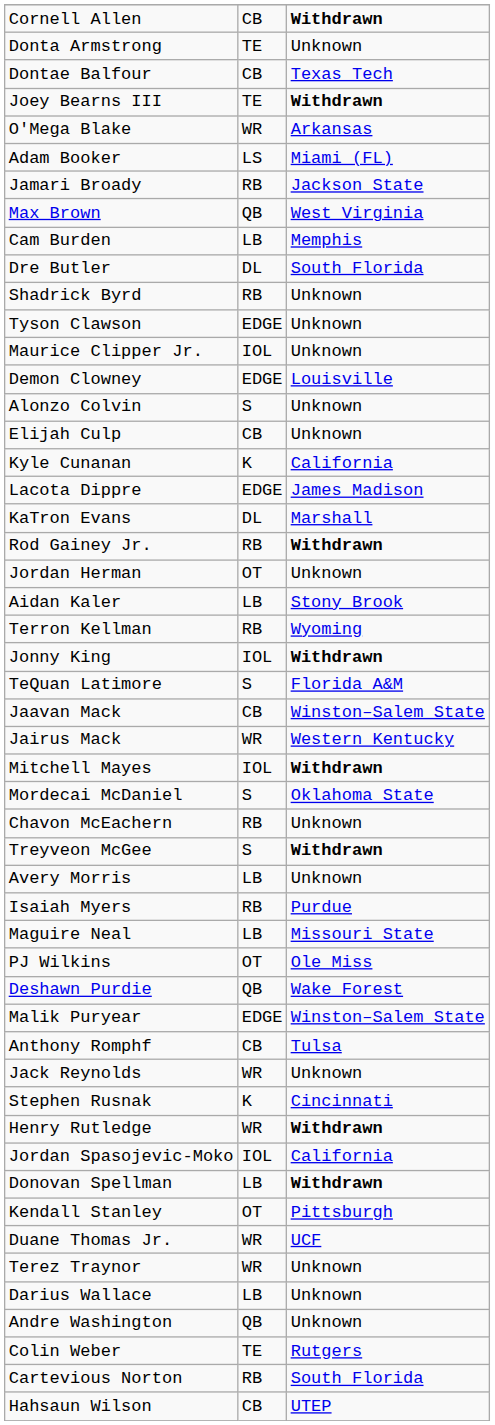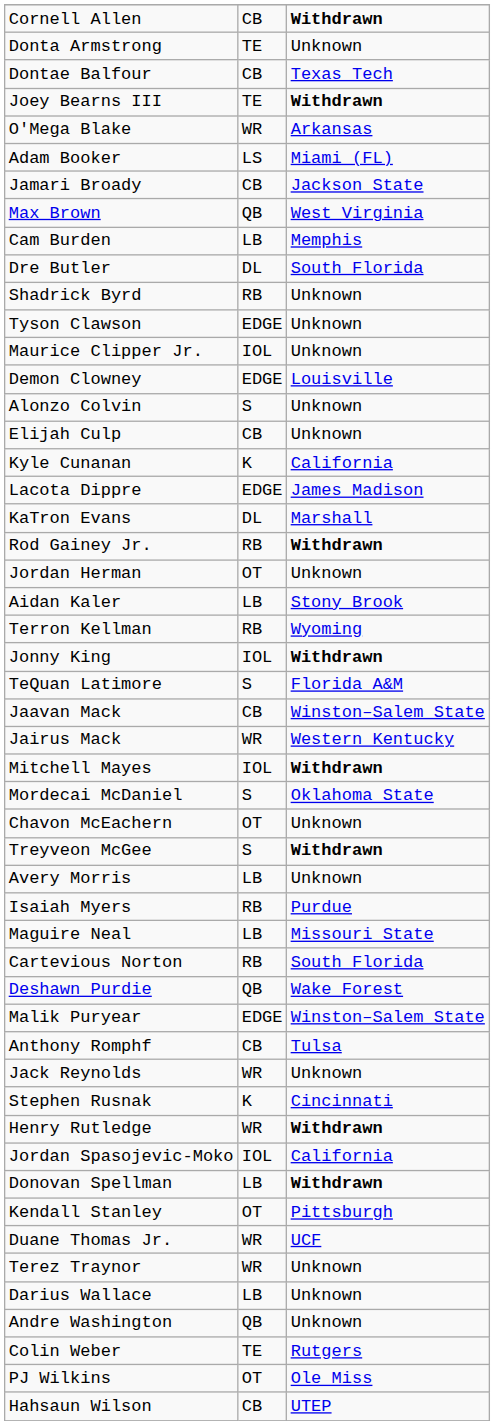(252, 185) RB -> (252, 185) CB
(252, 823) RB -> (252, 823) OT
rows swapped: (96, 1379) <-> (60, 962)
